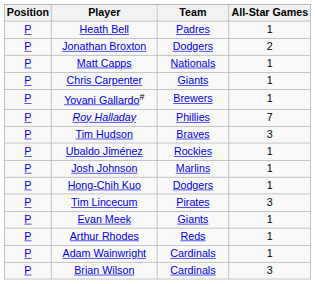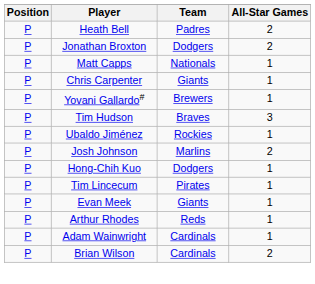(270, 30) 1 -> (270, 30) 2
- row: (104, 117)
(270, 168) 1 -> (270, 151) 2
(270, 202) 3 -> (270, 185) 1
(270, 270) 3 -> (270, 253) 2
